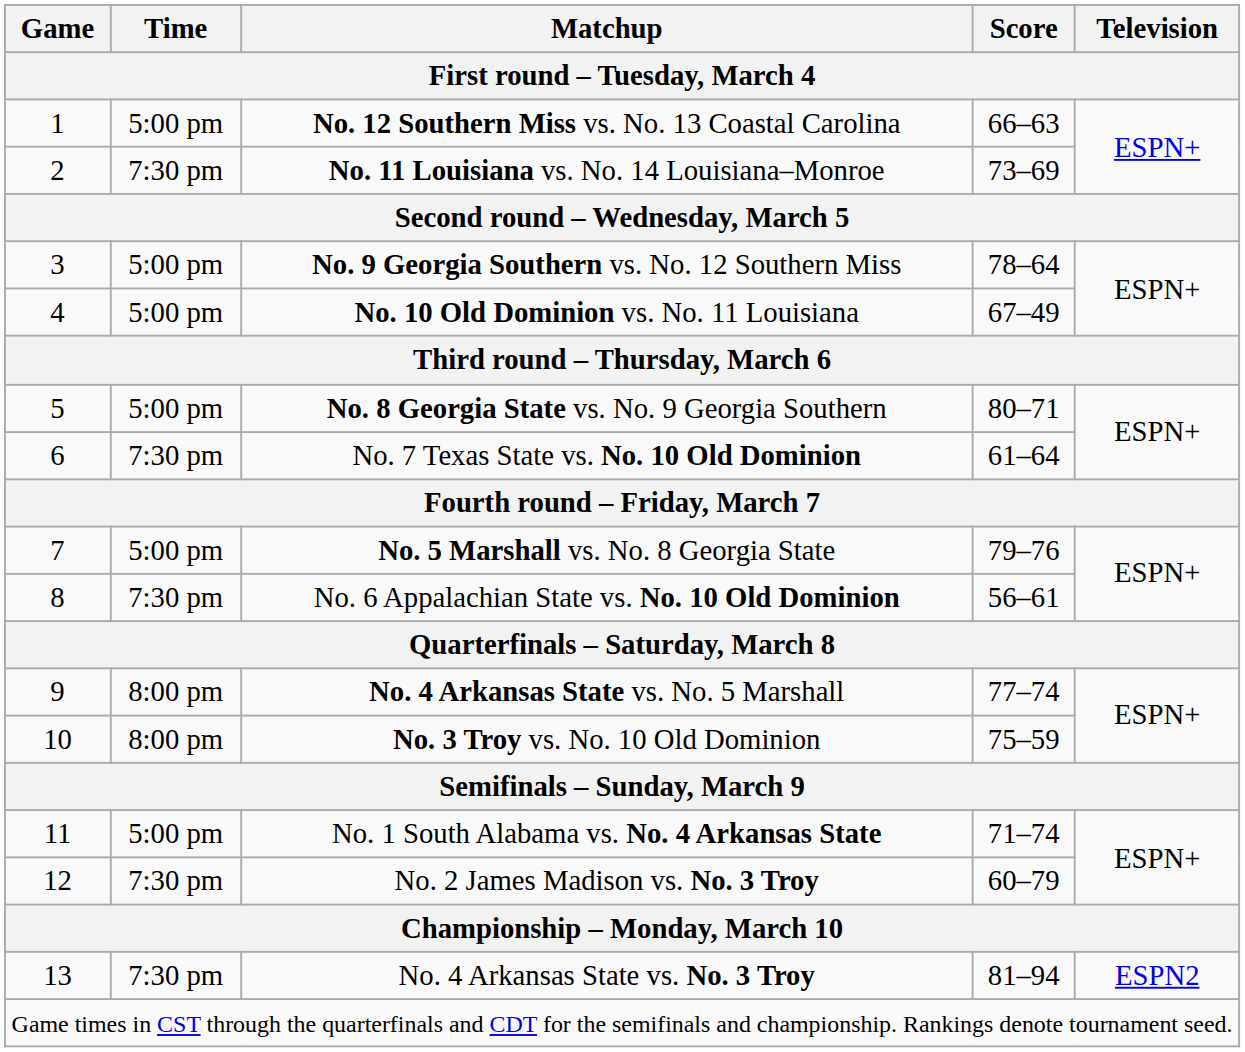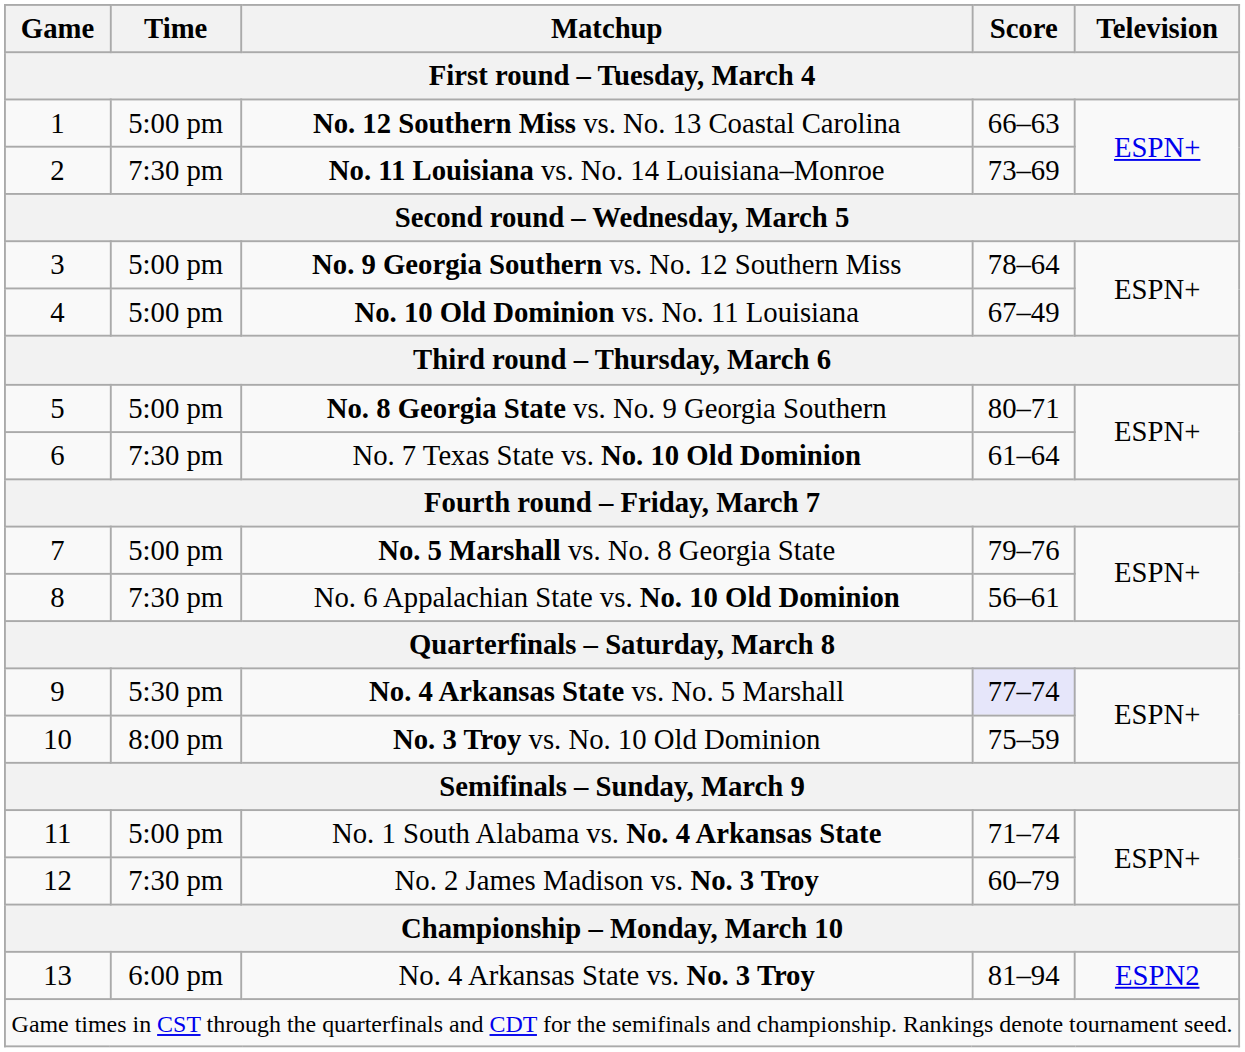(176, 691) 8:00 pm -> (176, 691) 5:30 pm
(1024, 691) no background -> (1024, 691) lavender background
(176, 975) 7:30 pm -> (176, 975) 6:00 pm
